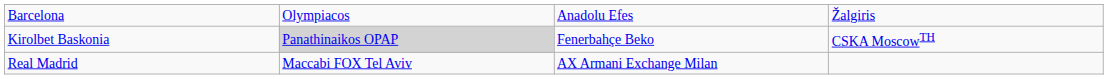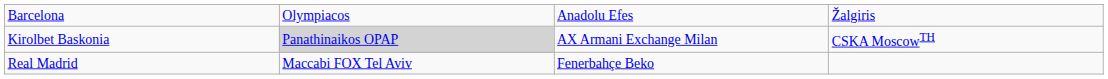(606, 39) Fenerbahçe Beko -> (637, 39) AX Armani Exchange Milan
(637, 63) AX Armani Exchange Milan -> (606, 63) Fenerbahçe Beko
